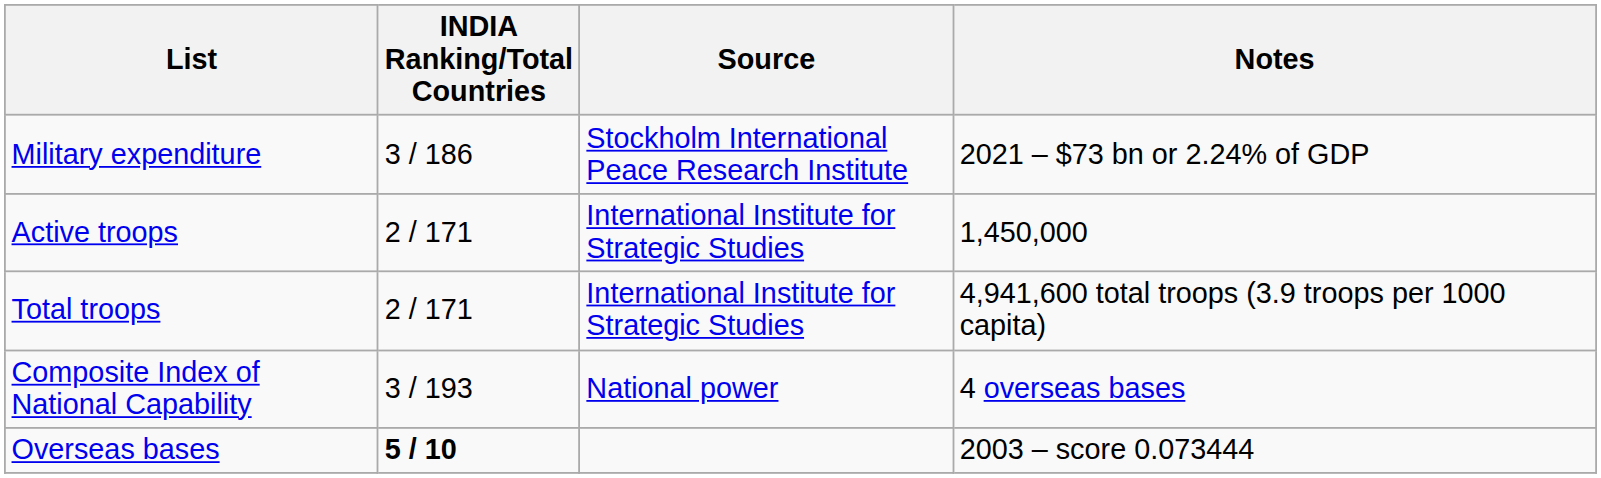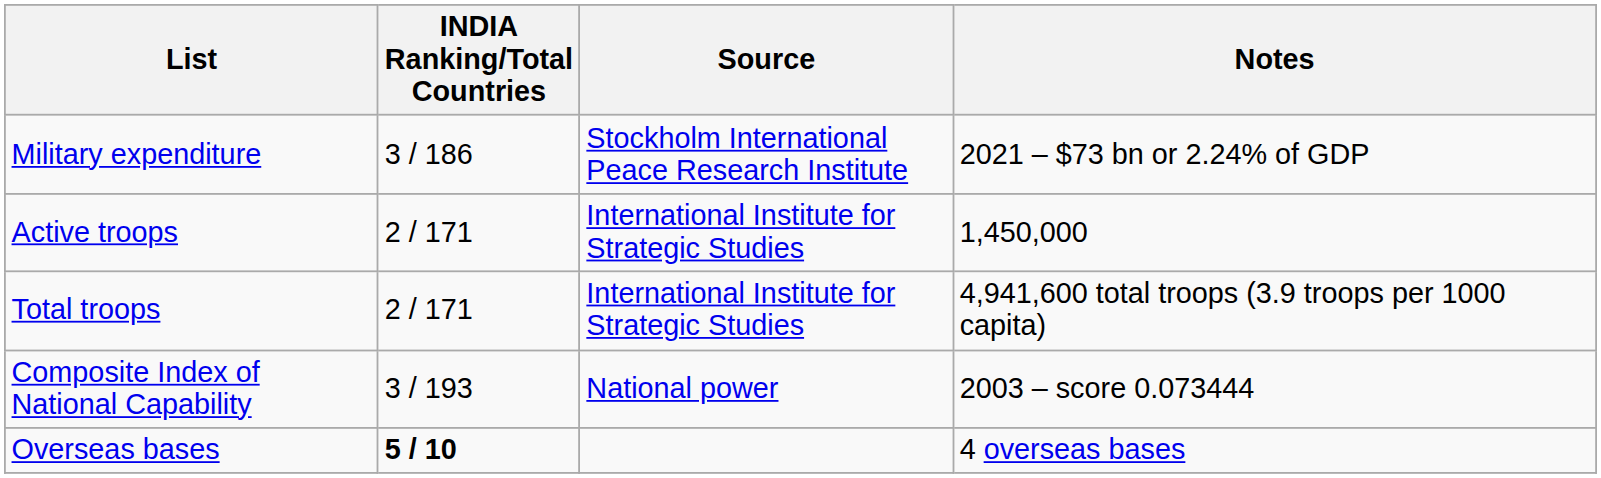(1072, 388) 4 overseas bases -> (1107, 388) 2003 – score 0.073444
(1107, 450) 2003 – score 0.073444 -> (1072, 450) 4 overseas bases
